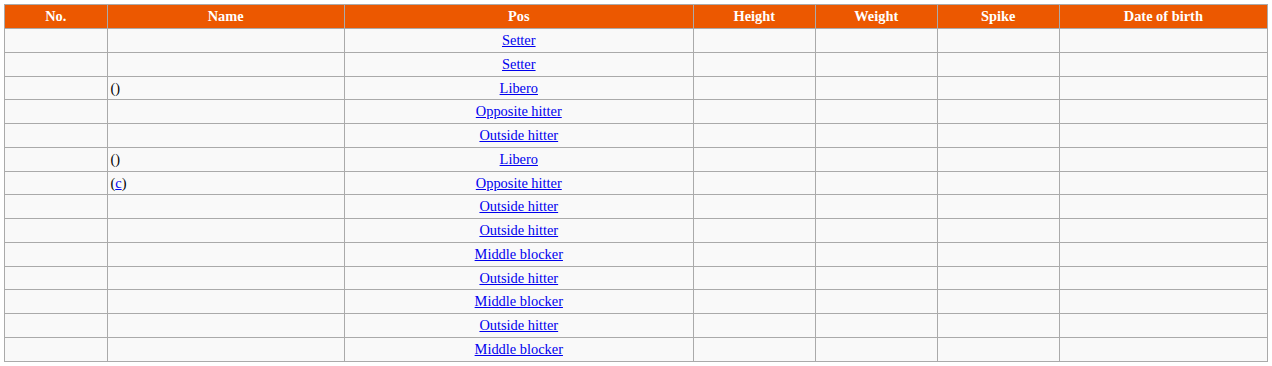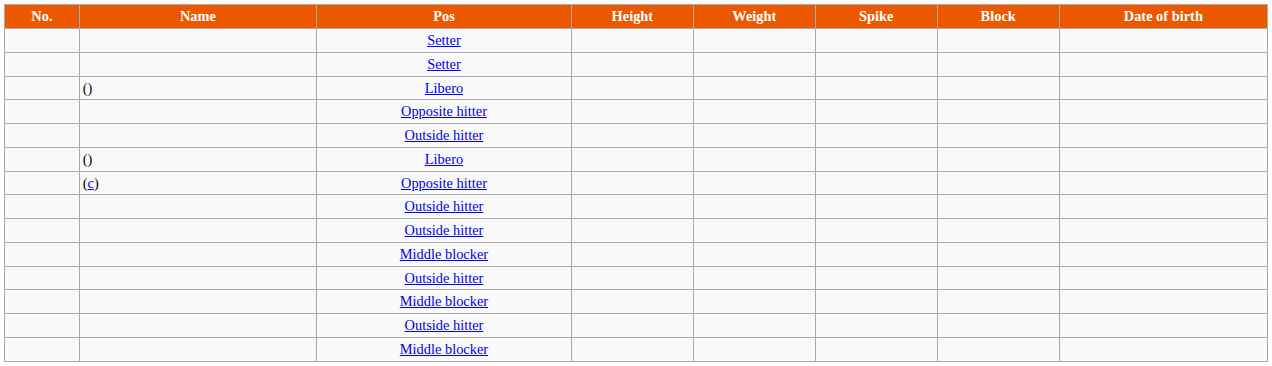+ column: (998, 16)
